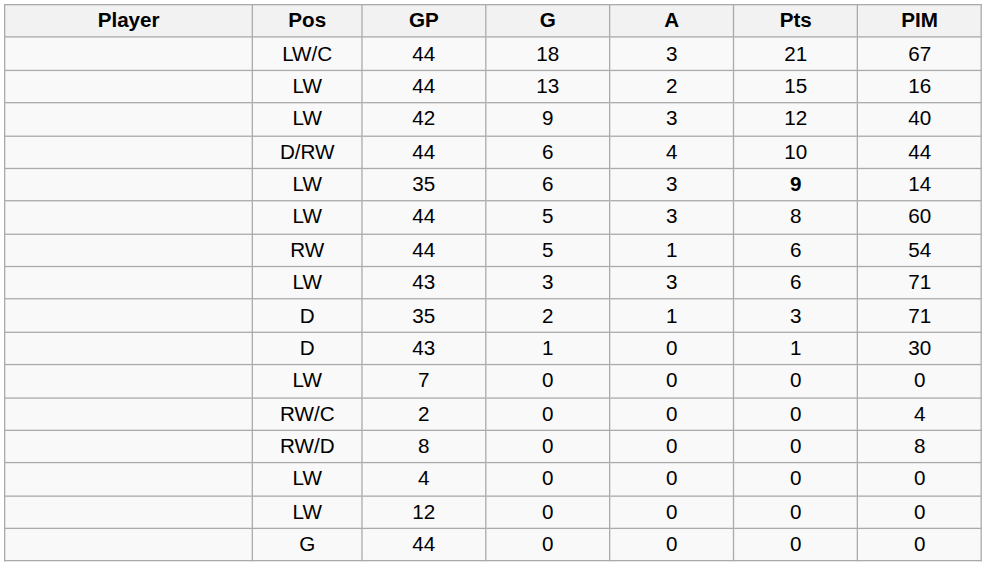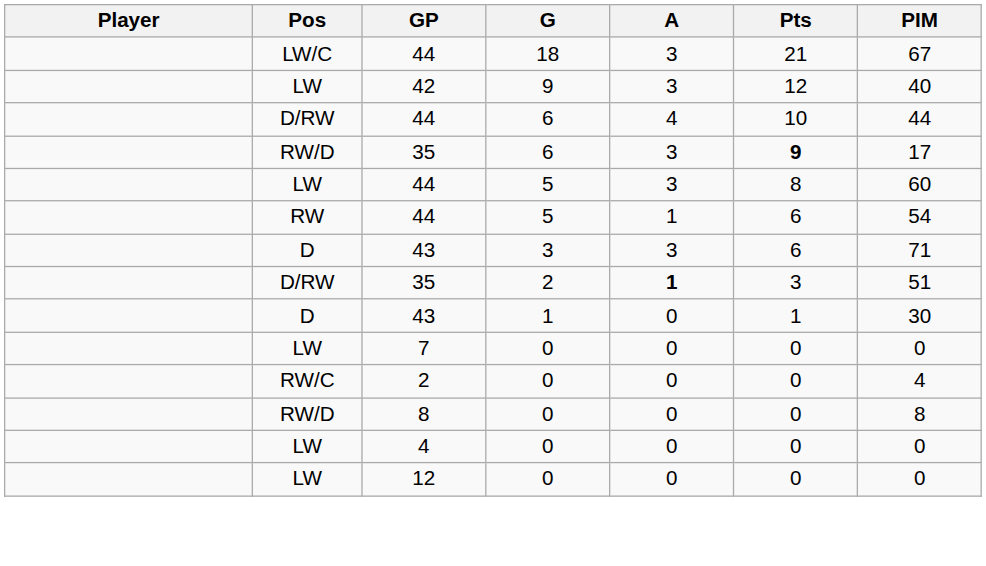- row: (424, 86)
(307, 184) LW -> (307, 151) RW/D
(920, 184) 14 -> (920, 151) 17
(307, 282) LW -> (307, 250) D
(307, 315) D -> (307, 282) D/RW
(672, 315) normal -> (672, 282) bold
(920, 315) 71 -> (920, 282) 51
- row: (424, 544)
